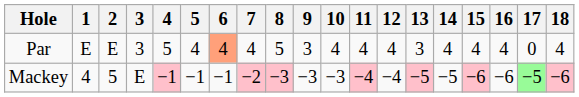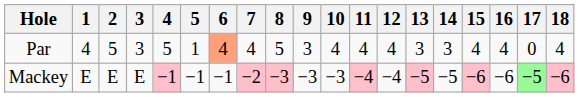(86, 48) E -> (86, 48) 4
(113, 48) E -> (113, 48) 5
(195, 48) 4 -> (195, 48) 1
(448, 48) 4 -> (448, 48) 3
(86, 77) 4 -> (86, 77) E
(113, 77) 5 -> (113, 77) E
